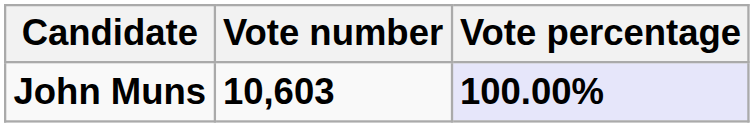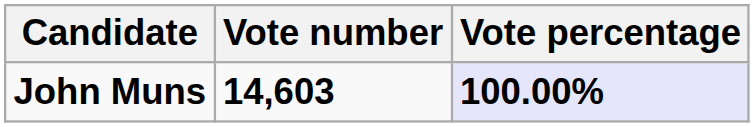(279, 91) 10,603 -> (279, 91) 14,603
